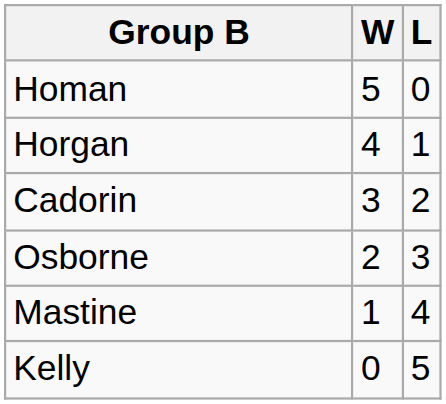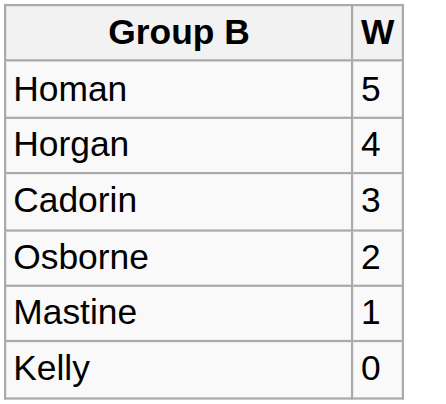- column: (422, 32)
